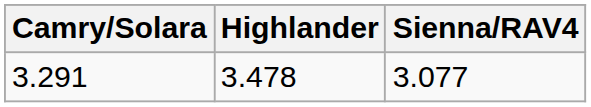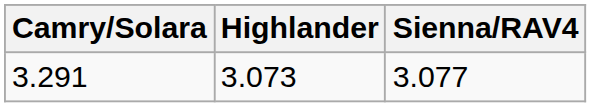(259, 76) 3.478 -> (259, 76) 3.073
